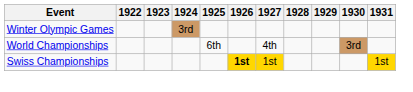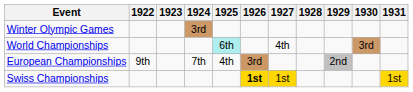(214, 45) no background -> (227, 45) paleturquoise background
+ row: (67, 62)
